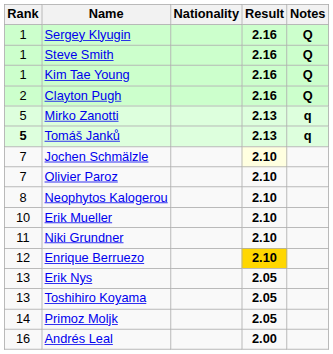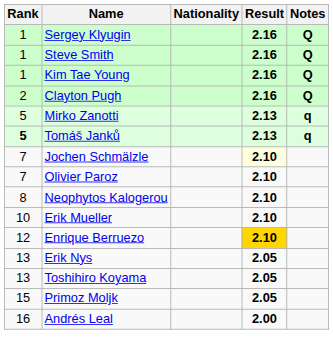- row: (84, 237)
(23, 319) 14 -> (23, 298) 15
